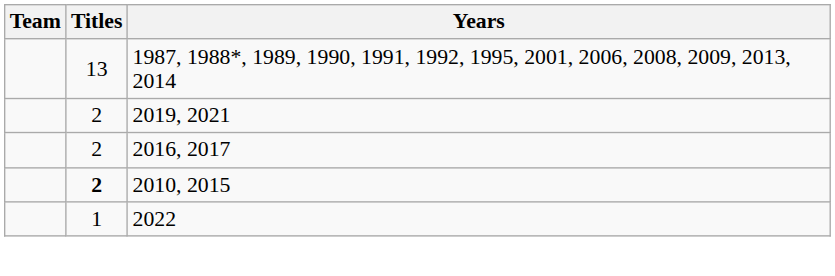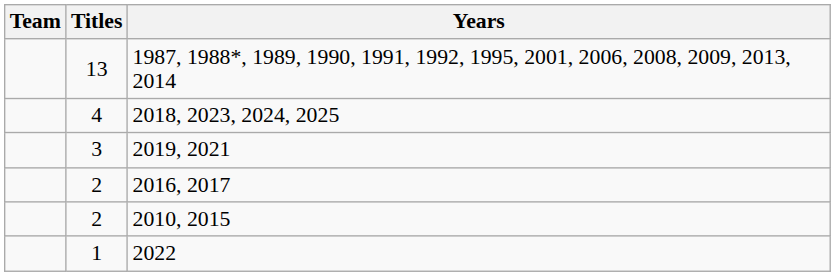+ row: (236, 115)
(97, 115) 2 -> (97, 149) 3
(97, 184) bold -> (97, 218) normal
